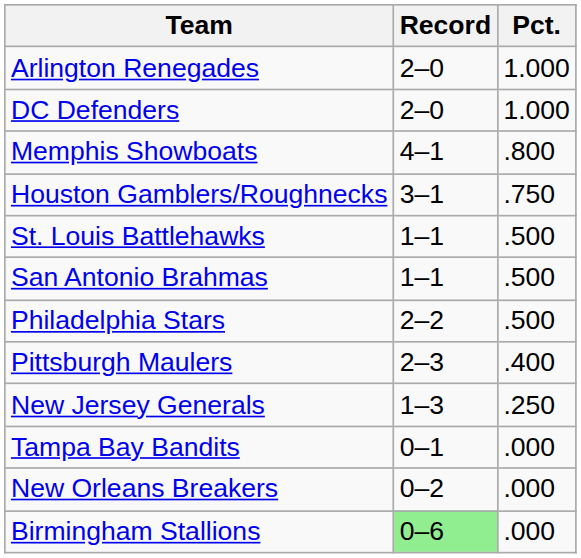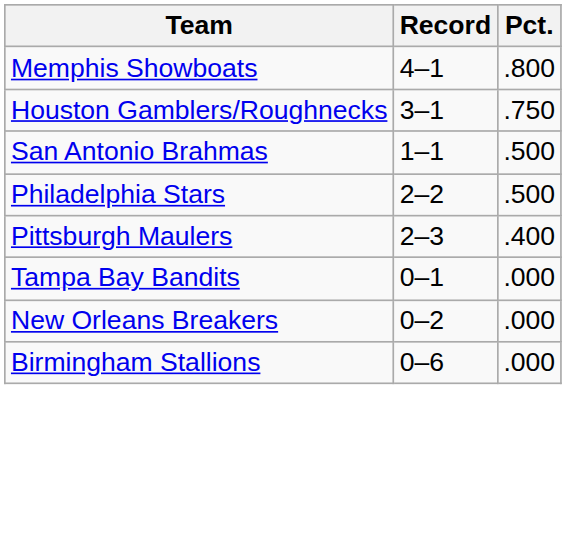- row: (135, 67)
- row: (95, 109)
- row: (138, 236)
- row: (138, 404)
(422, 531) lightgreen background -> (422, 362) no background
